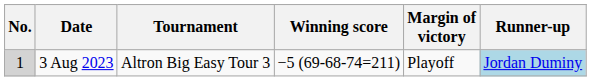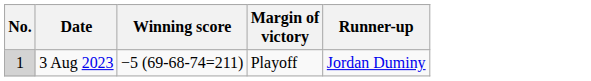- column: (196, 27)
(533, 63) lightblue background -> (376, 63) no background
